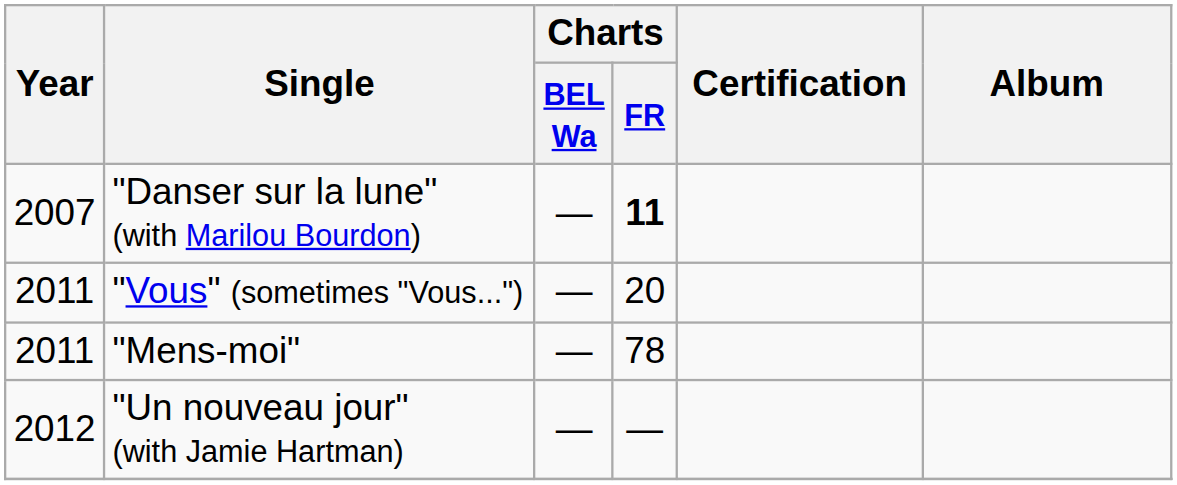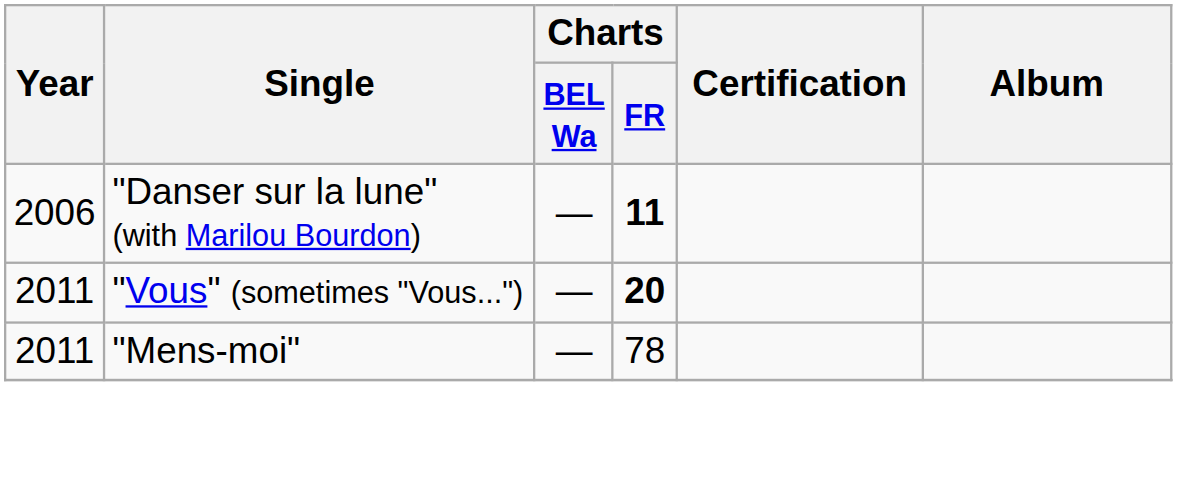(55, 212) 2007 -> (55, 212) 2006
(645, 291) normal -> (645, 291) bold
- row: (261, 428)
